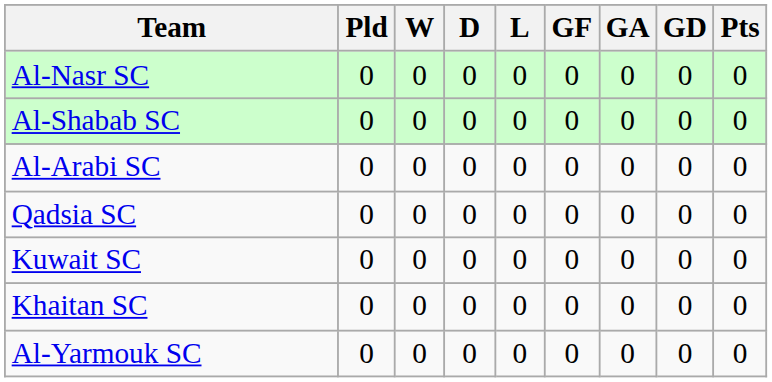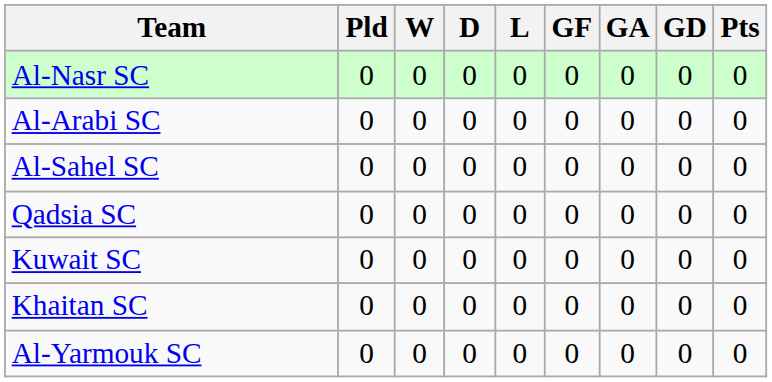- row: (96, 120)
+ row: (85, 167)
